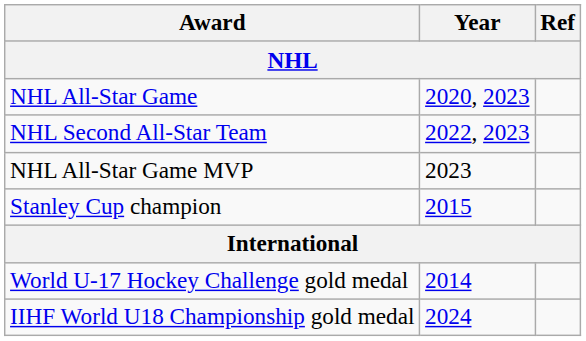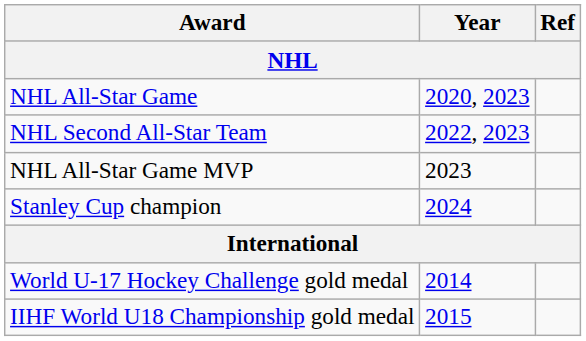(448, 206) 2015 -> (448, 206) 2024
(448, 317) 2024 -> (448, 317) 2015
